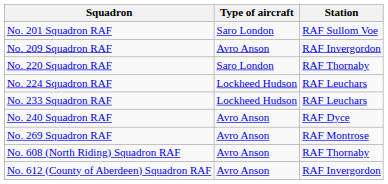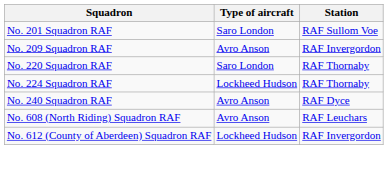(335, 83) RAF Leuchars -> (336, 83) RAF Thornaby
- row: (59, 100)
- row: (59, 135)
(336, 153) RAF Thornaby -> (335, 118) RAF Leuchars
(243, 170) Avro Anson -> (257, 135) Lockheed Hudson
